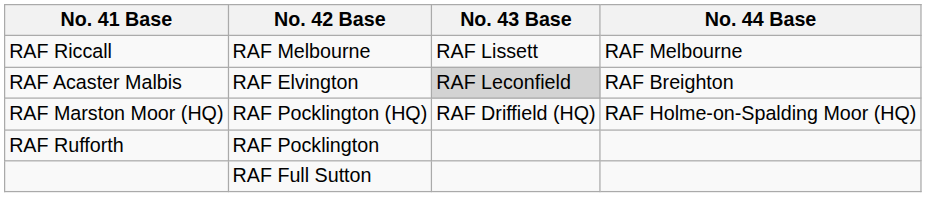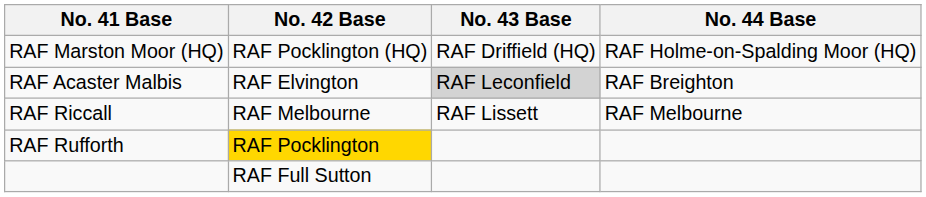rows swapped: (116, 113) <-> (61, 51)
(306, 144) no background -> (306, 144) gold background
